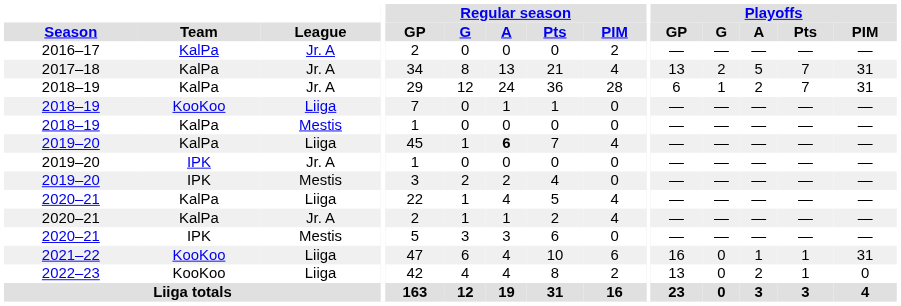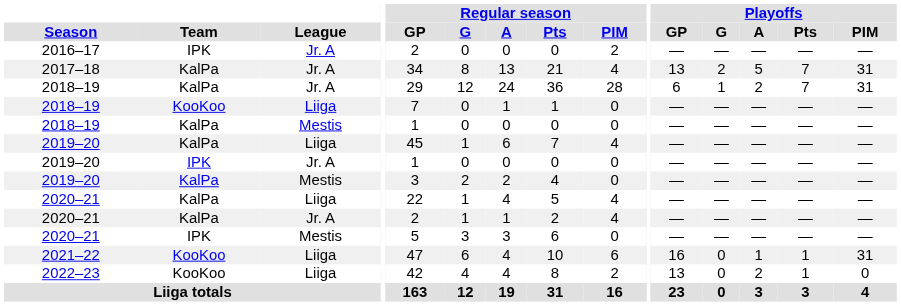(199, 50) KalPa -> (199, 50) IPK
(506, 143) bold -> (506, 143) normal
(199, 180) IPK -> (199, 180) KalPa
